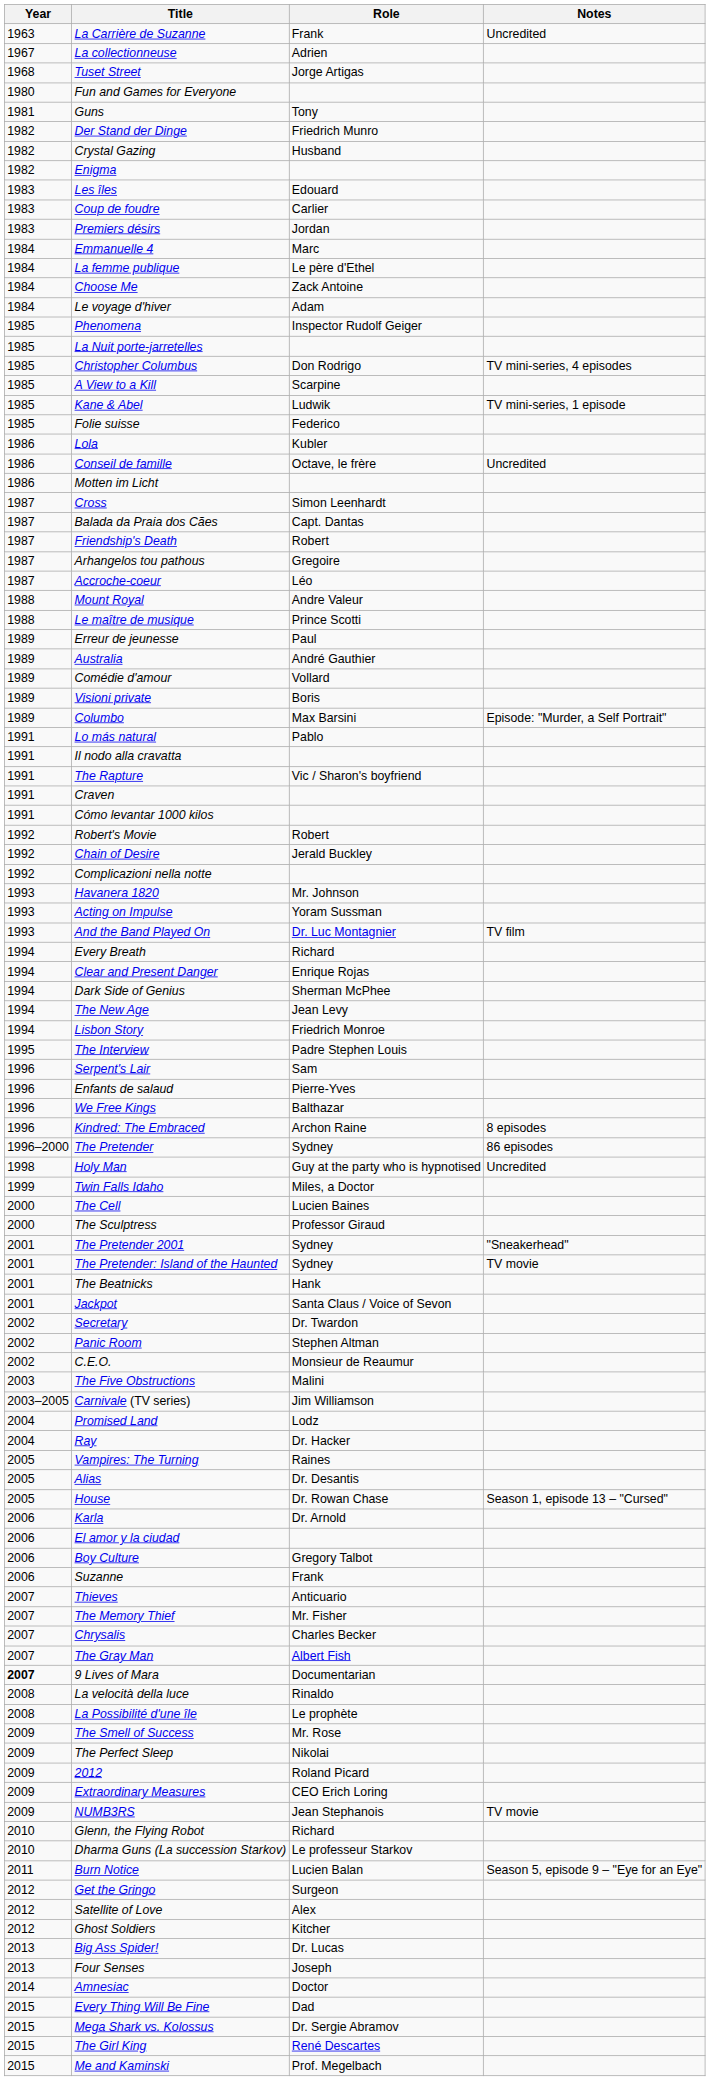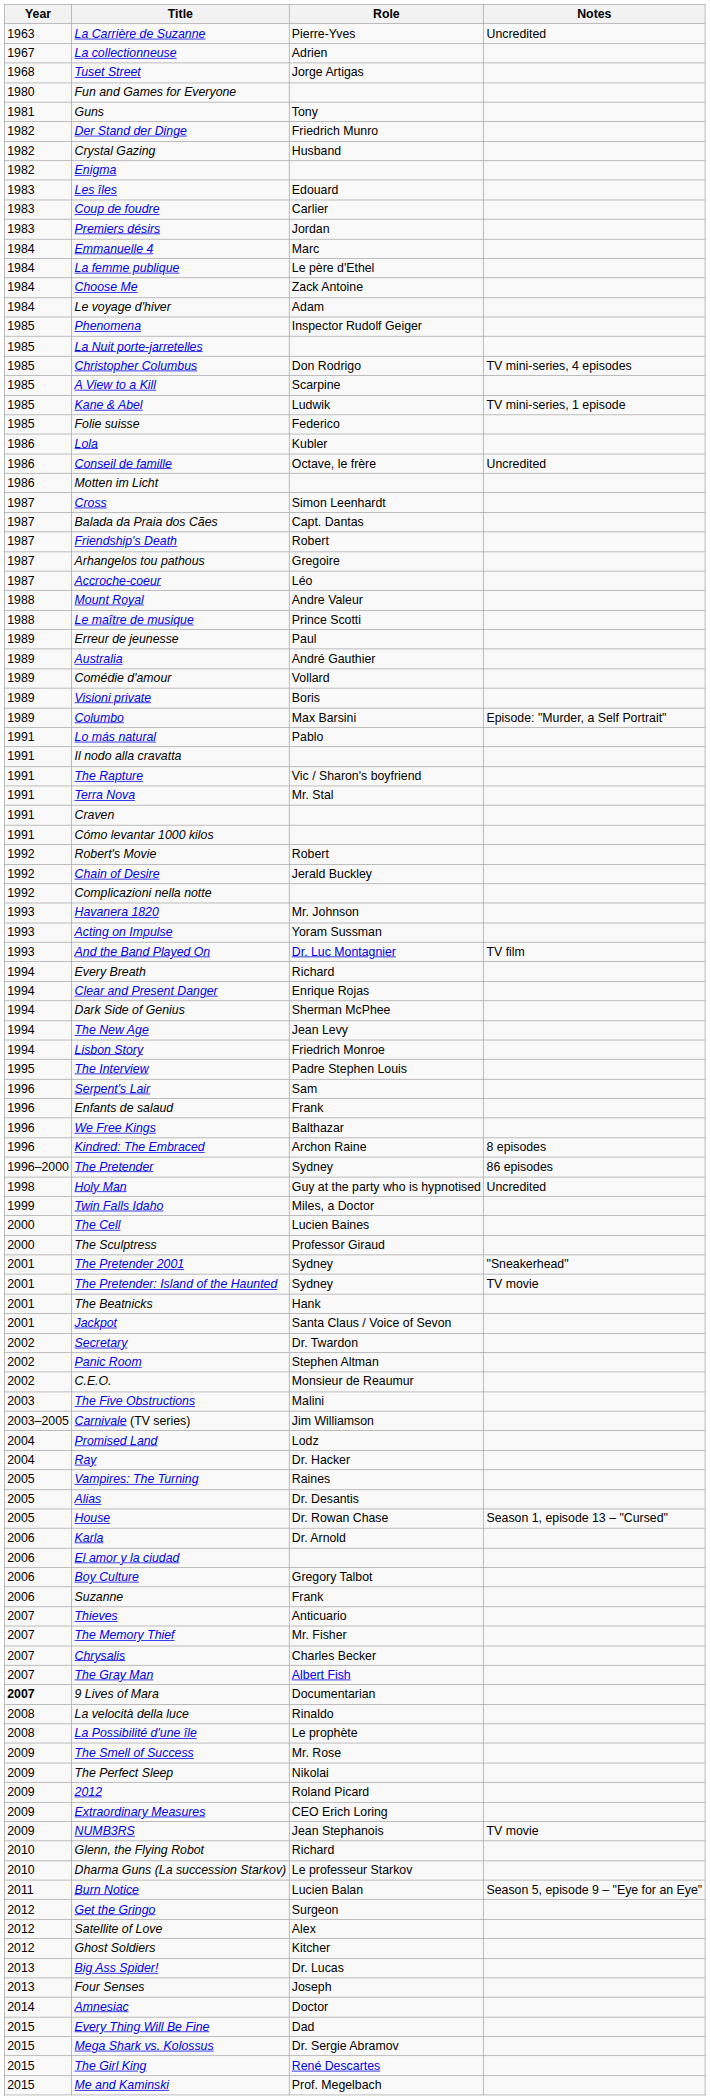(308, 33) Frank -> (324, 33) Pierre-Yves
+ row: (105, 795)
(324, 1088) Pierre-Yves -> (308, 1108) Frank
